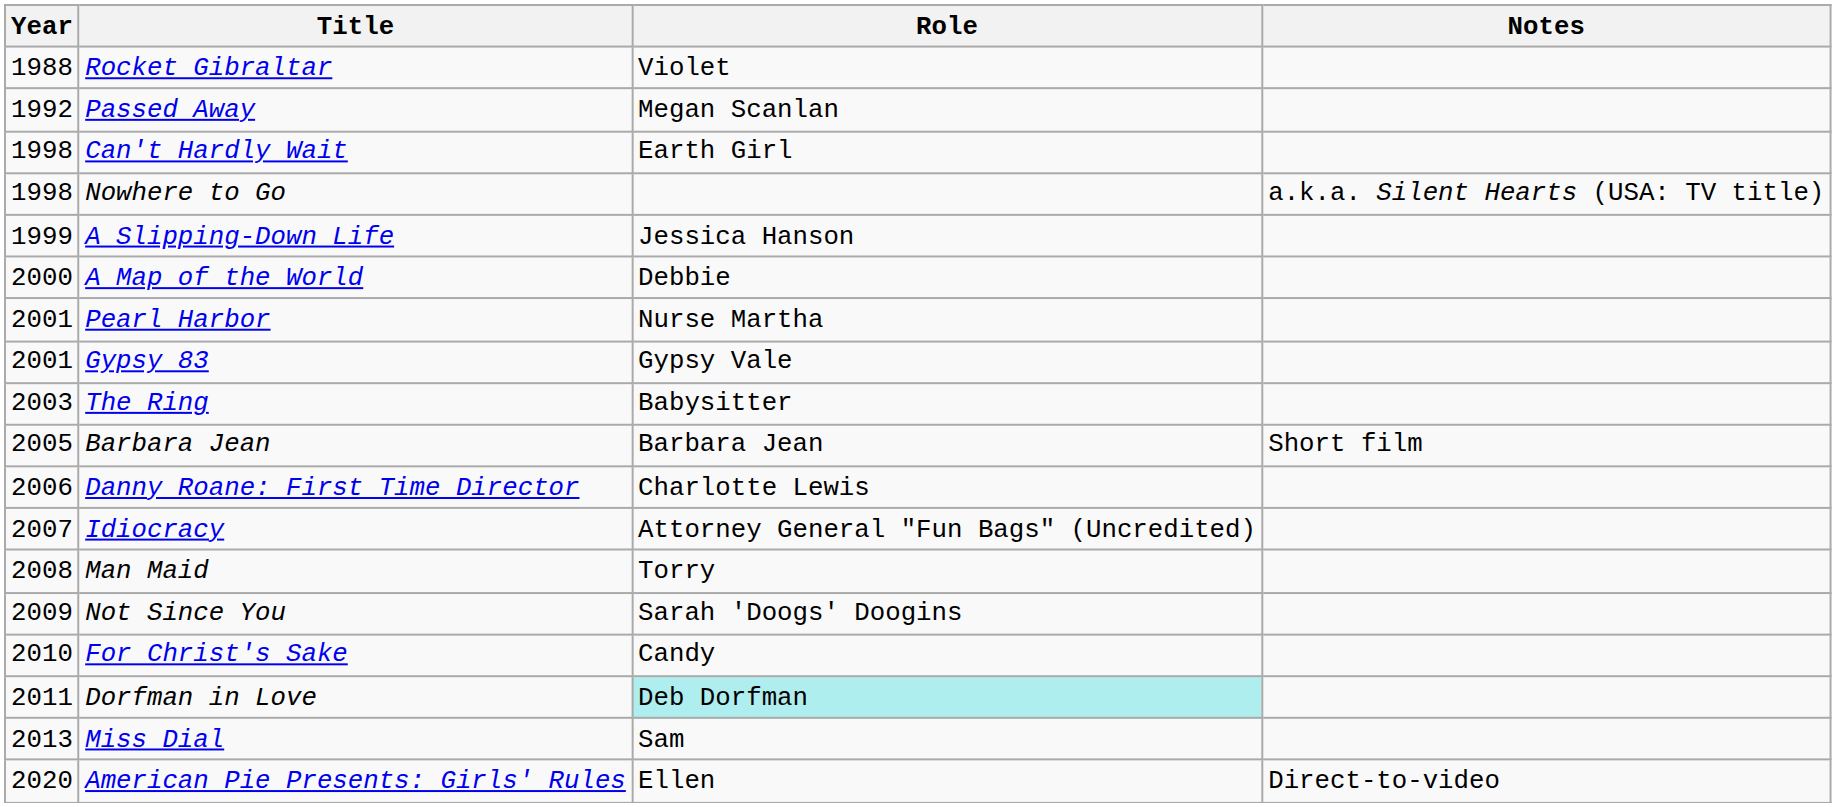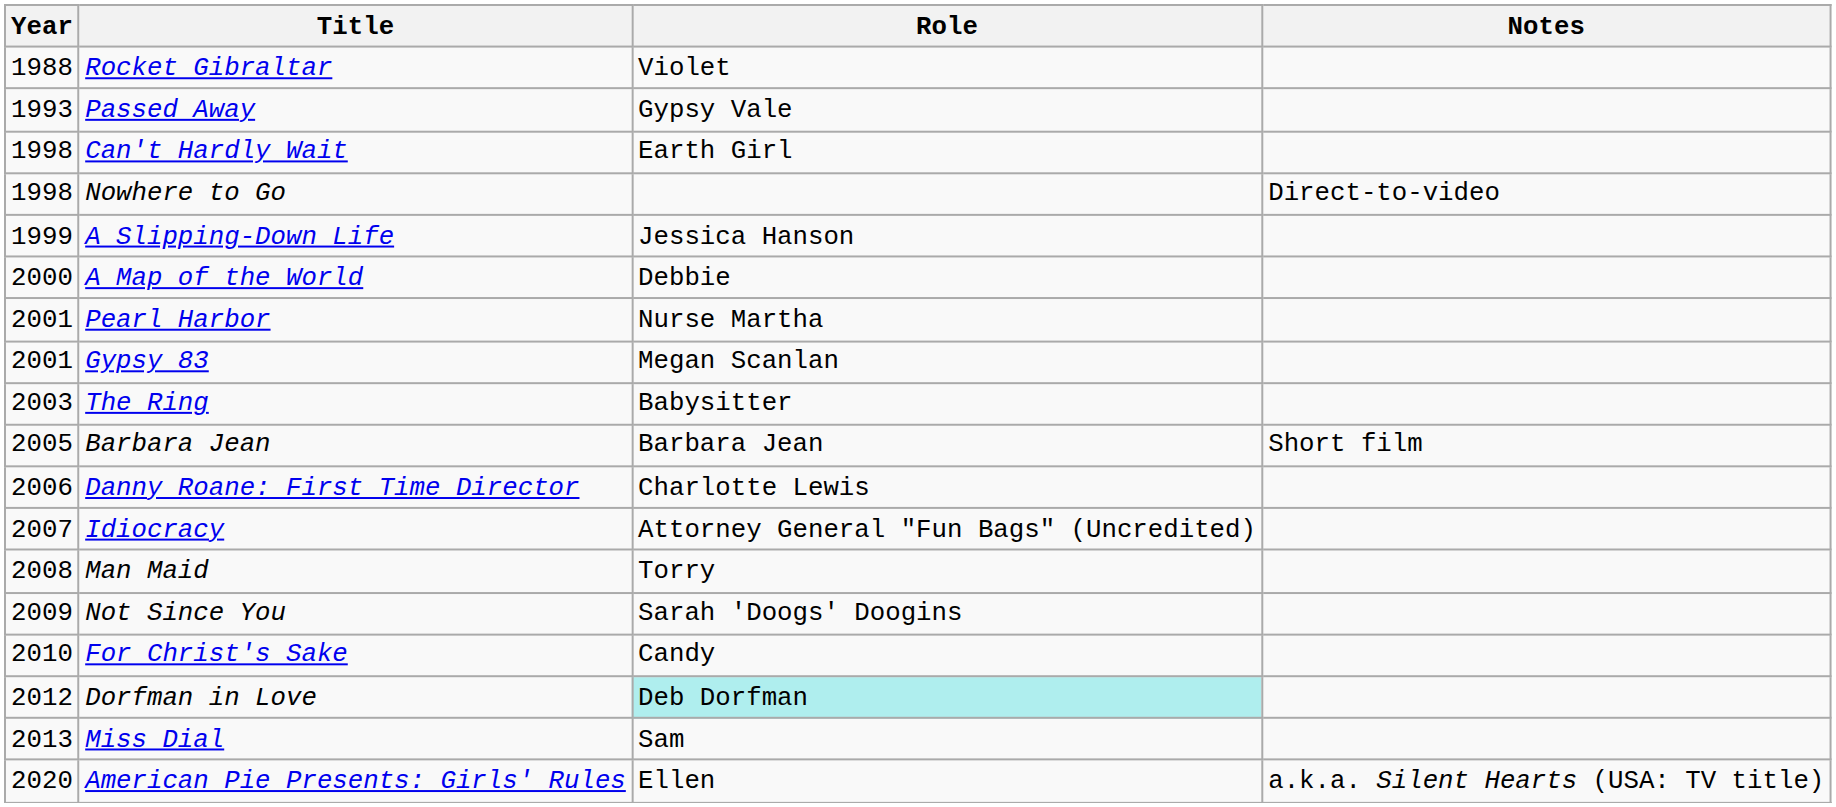(42, 110) 1992 -> (42, 110) 1993
(738, 110) Megan Scanlan -> (715, 110) Gypsy Vale
(1546, 194) a.k.a. Silent Hearts (USA: TV title) -> (1384, 194) Direct-to-video
(715, 362) Gypsy Vale -> (738, 362) Megan Scanlan
(42, 697) 2011 -> (42, 697) 2012
(1384, 781) Direct-to-video -> (1546, 781) a.k.a. Silent Hearts (USA: TV title)
